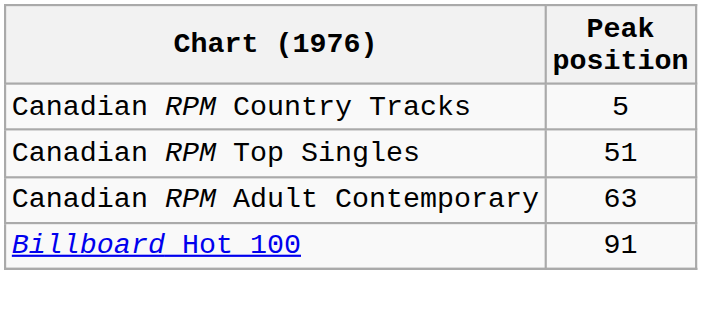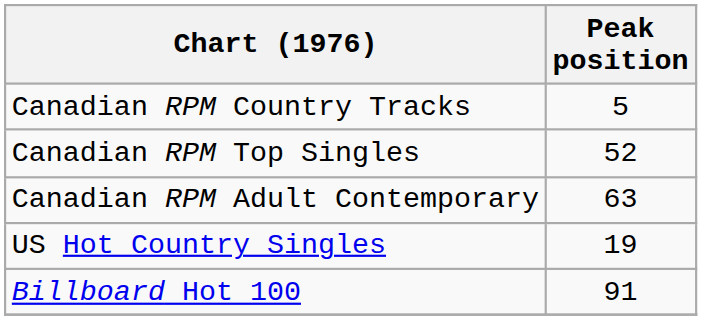(621, 153) 51 -> (621, 153) 52
+ row: (199, 246)
